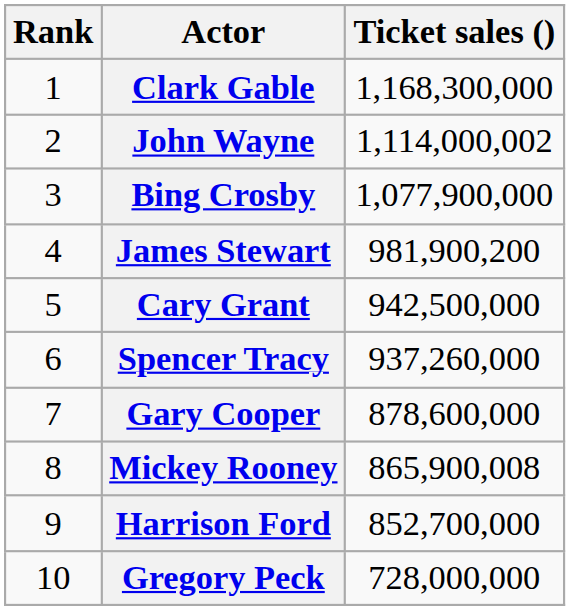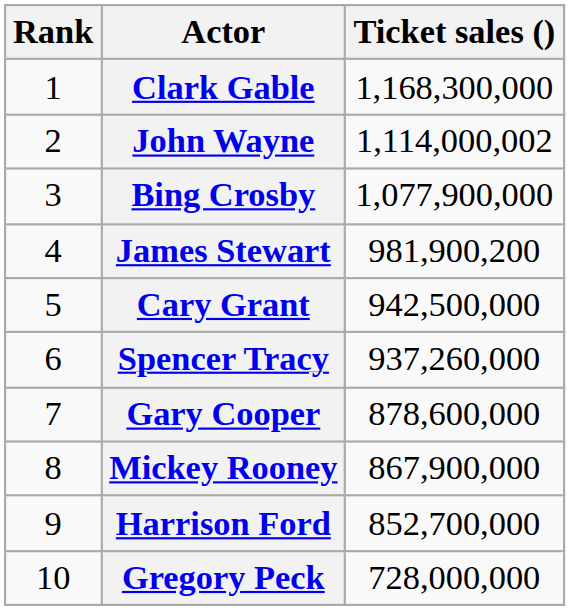(454, 468) 865,900,008 -> (454, 468) 867,900,000
